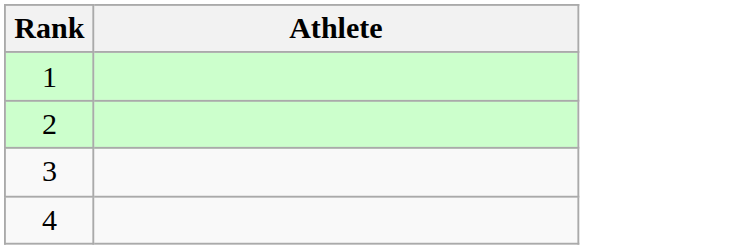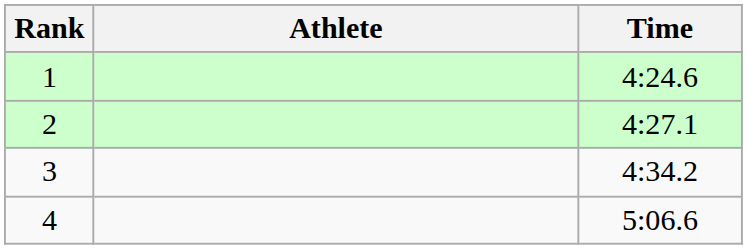+ column: (660, 28)
